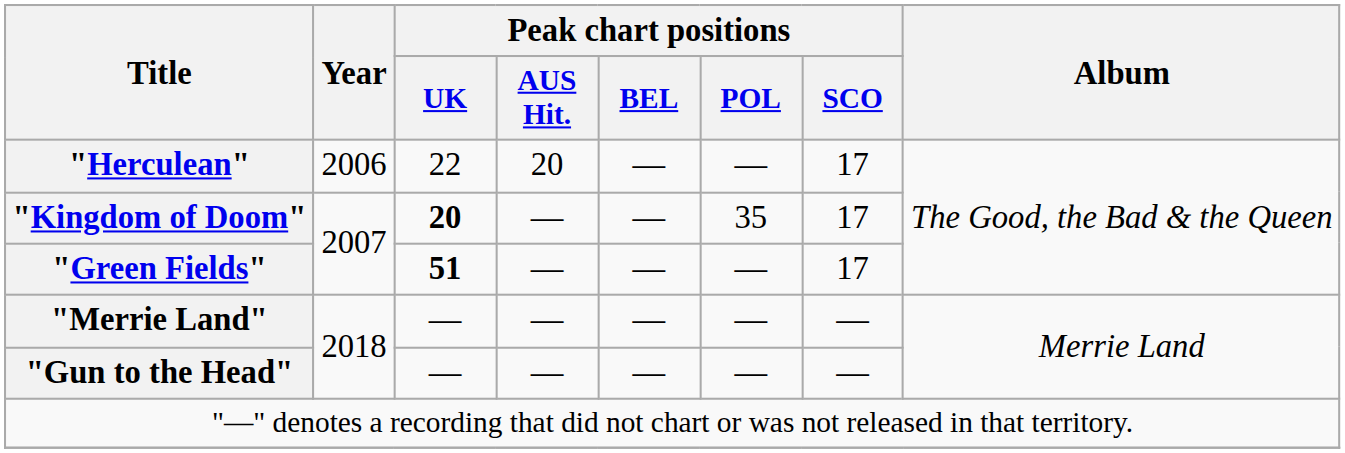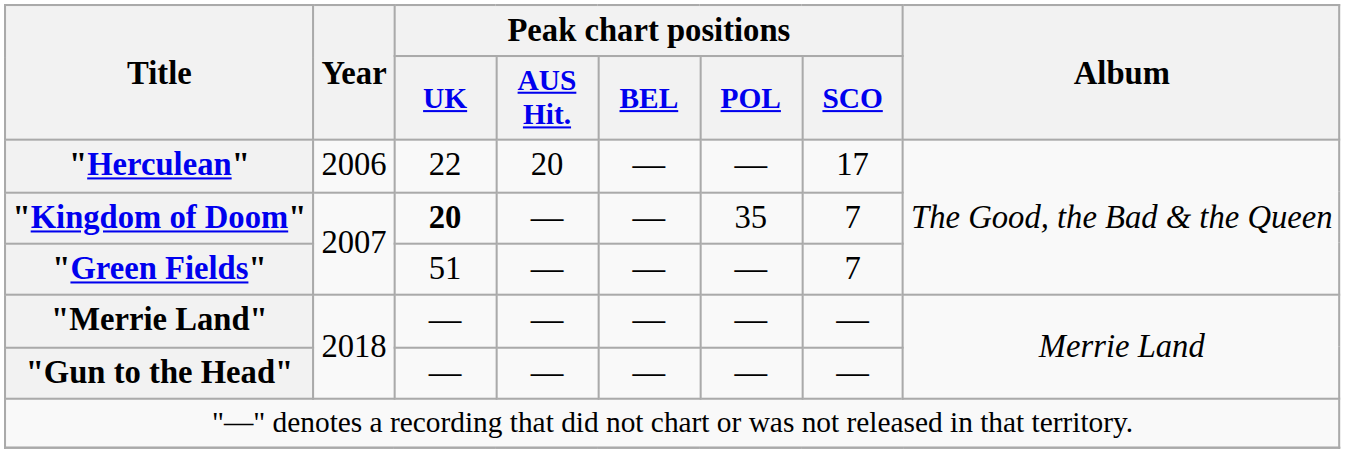(853, 217) 17 -> (853, 217) 7
(445, 268) bold -> (445, 268) normal
(853, 268) 17 -> (853, 268) 7
